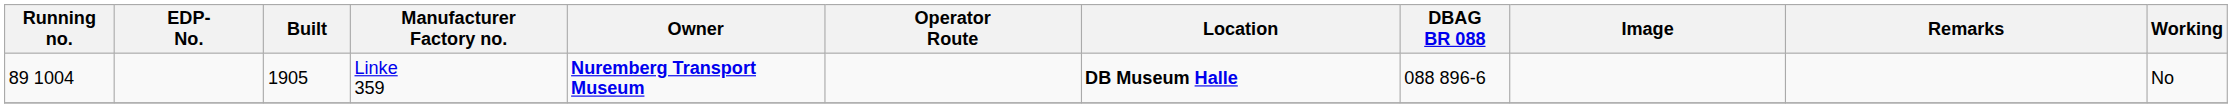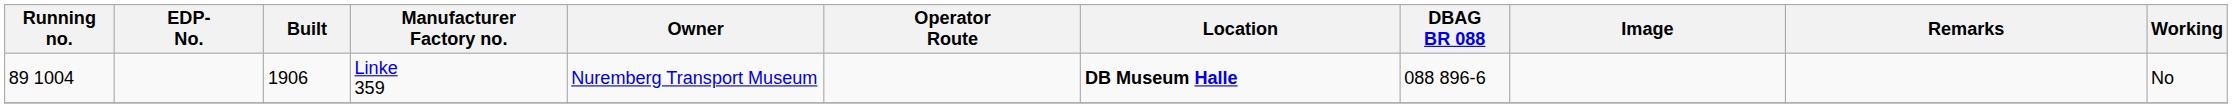(288, 78) 1905 -> (288, 78) 1906
(664, 78) bold -> (694, 78) normal
